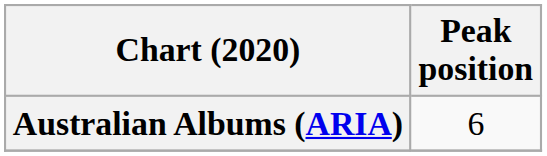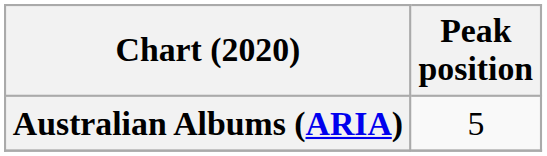(476, 122) 6 -> (476, 122) 5
